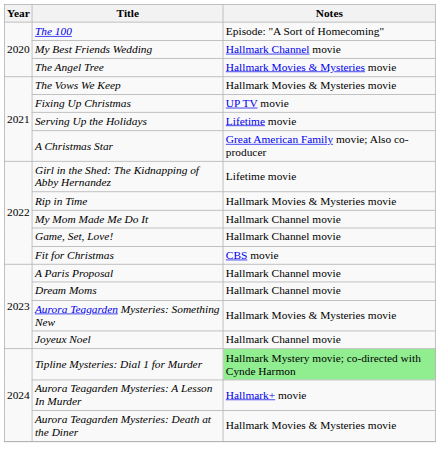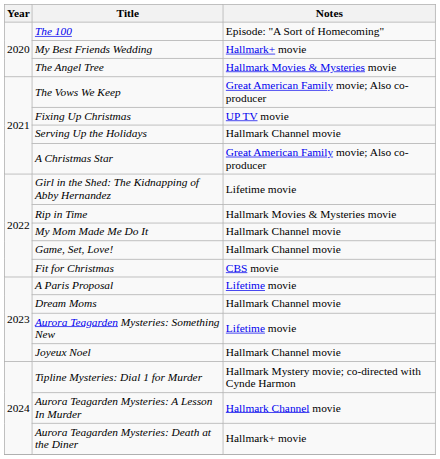(283, 49) Hallmark Channel movie -> (266, 49) Hallmark+ movie
(311, 85) Hallmark Movies & Mysteries movie -> (317, 91) Great American Family movie; Also co-producer
(261, 121) Lifetime movie -> (283, 134) Hallmark Channel movie
(283, 273) Hallmark Channel movie -> (261, 286) Lifetime movie
(311, 315) Hallmark Movies & Mysteries movie -> (261, 328) Lifetime movie
(323, 364) lightgreen background -> (323, 377) no background
(266, 395) Hallmark+ movie -> (283, 408) Hallmark Channel movie
(311, 426) Hallmark Movies & Mysteries movie -> (266, 438) Hallmark+ movie
